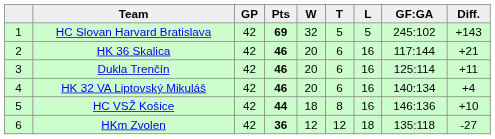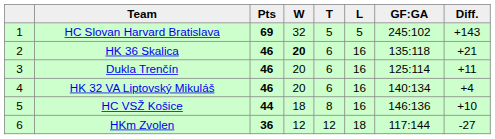- column: (250, 14)
(311, 51) normal -> (299, 51) bold
(414, 51) 117:144 -> (409, 51) 135:118
(414, 125) 135:118 -> (409, 125) 117:144
